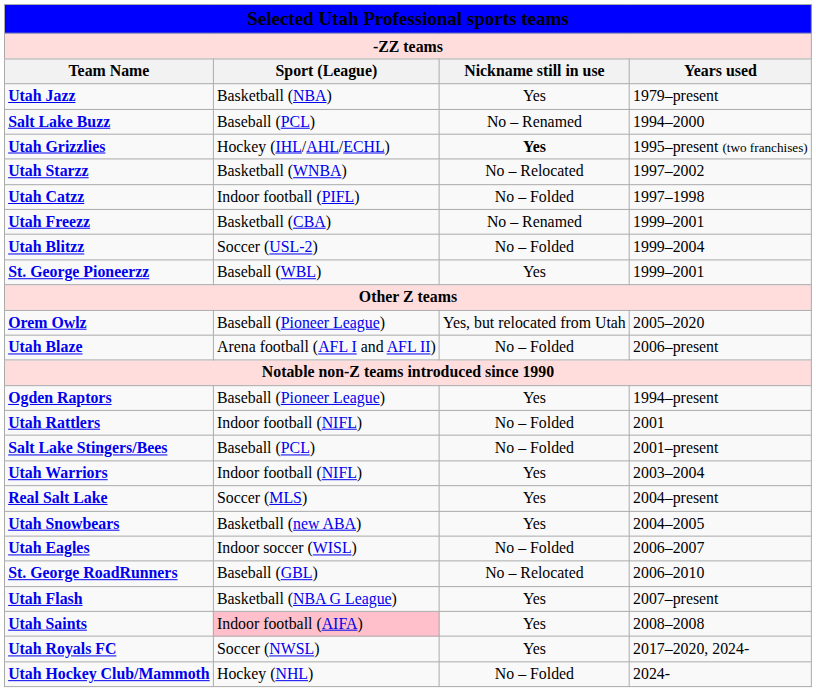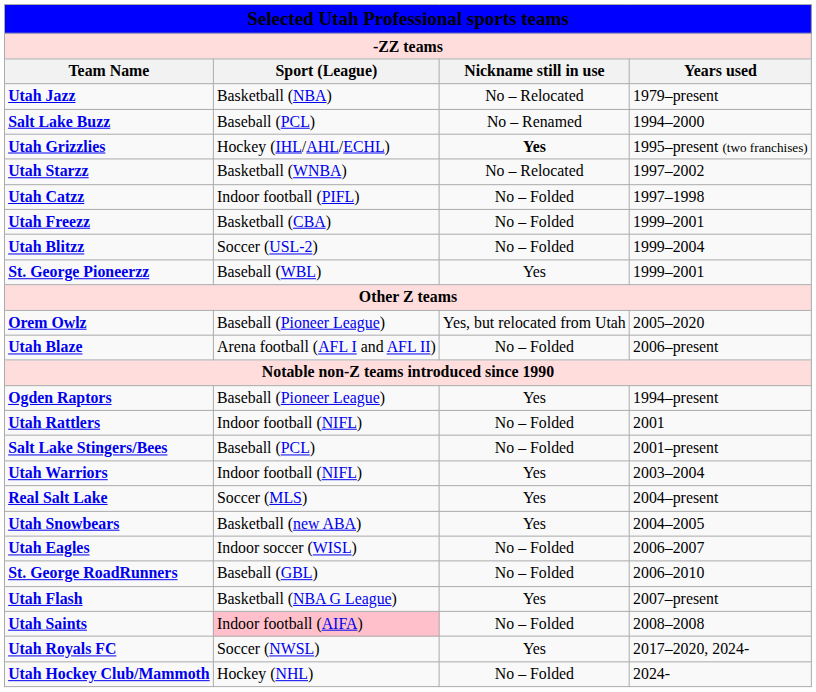(534, 96) Yes -> (534, 96) No – Relocated
(534, 221) No – Renamed -> (534, 221) No – Folded
(534, 573) No – Relocated -> (534, 573) No – Folded
(534, 623) Yes -> (534, 623) No – Folded
